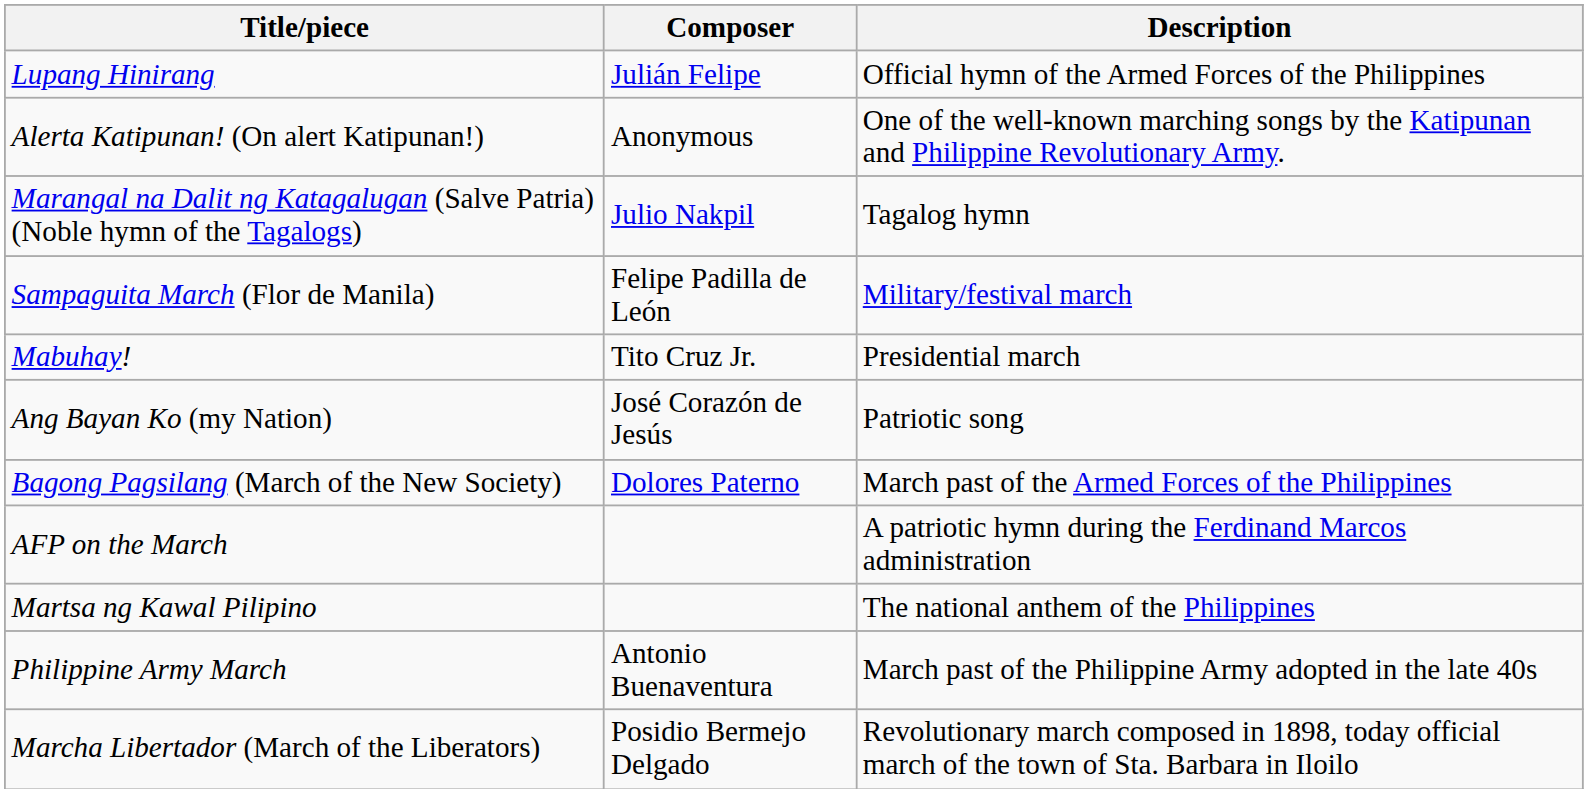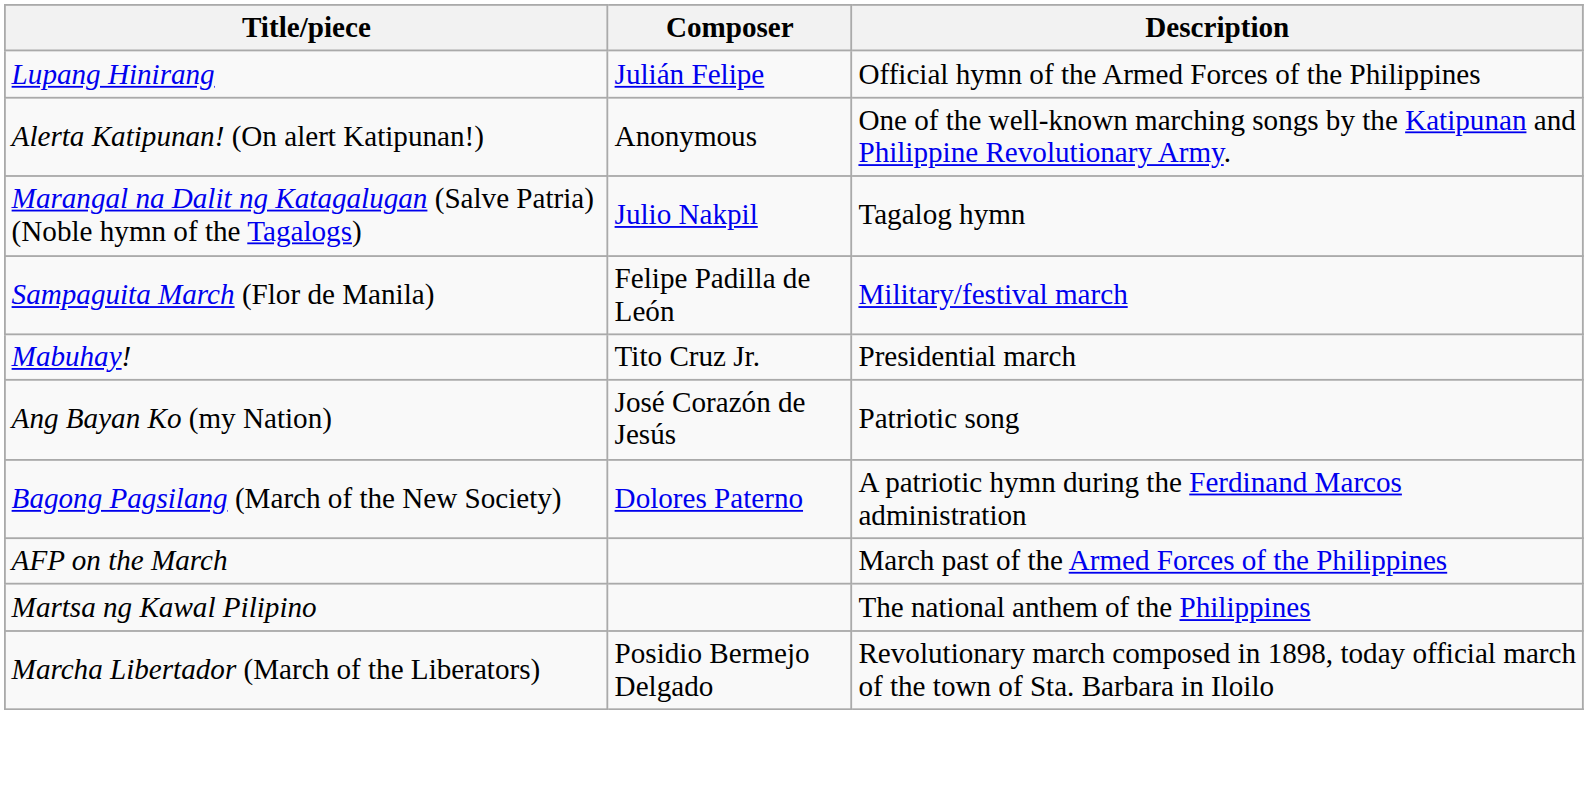(1157, 481) March past of the Armed Forces of the Philippines -> (1130, 498) A patriotic hymn during the Ferdinand Marcos administration
(1135, 544) A patriotic hymn during the Ferdinand Marcos administration -> (1153, 560) March past of the Armed Forces of the Philippines
- row: (149, 669)
